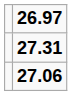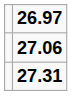rows swapped: (40, 76) <-> (40, 47)
